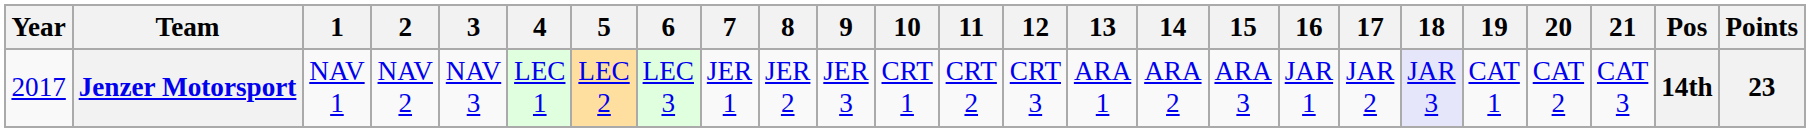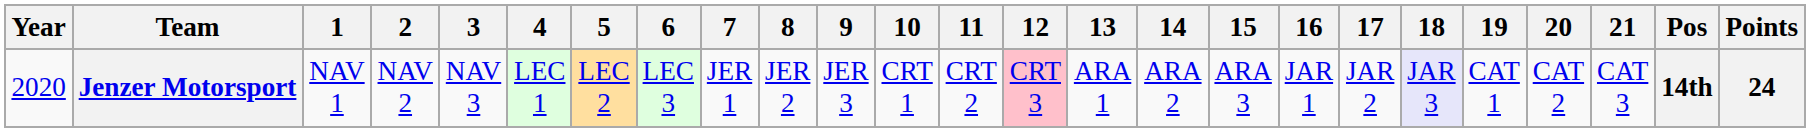(39, 87) 2017 -> (39, 87) 2020
(1035, 87) no background -> (1035, 87) pink background
(1762, 87) 23 -> (1762, 87) 24
